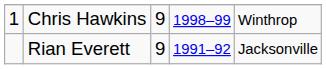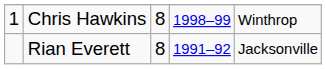(160, 19) 9 -> (160, 19) 8
(160, 48) 9 -> (160, 48) 8
